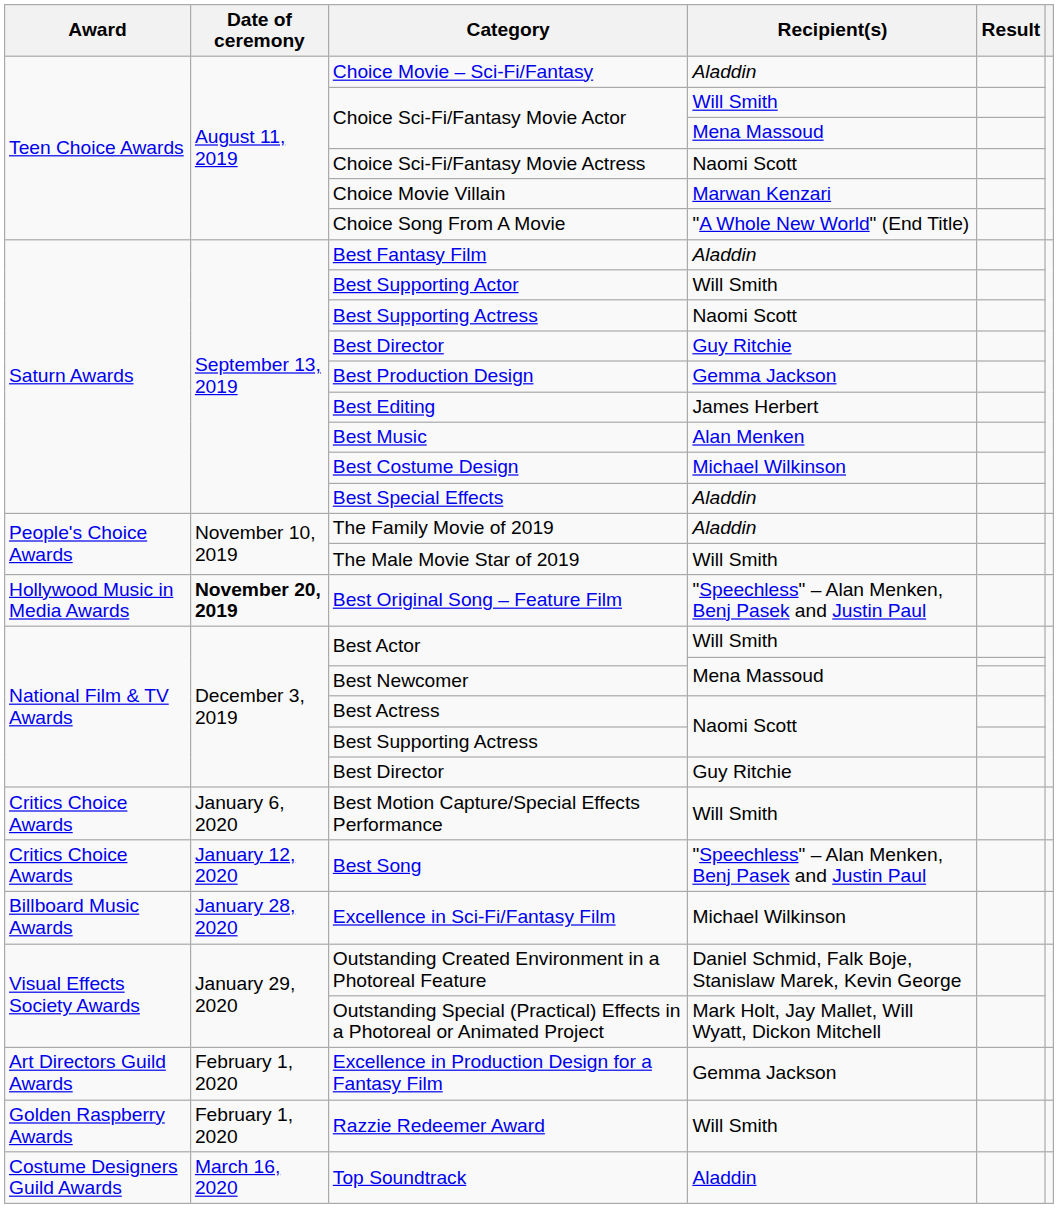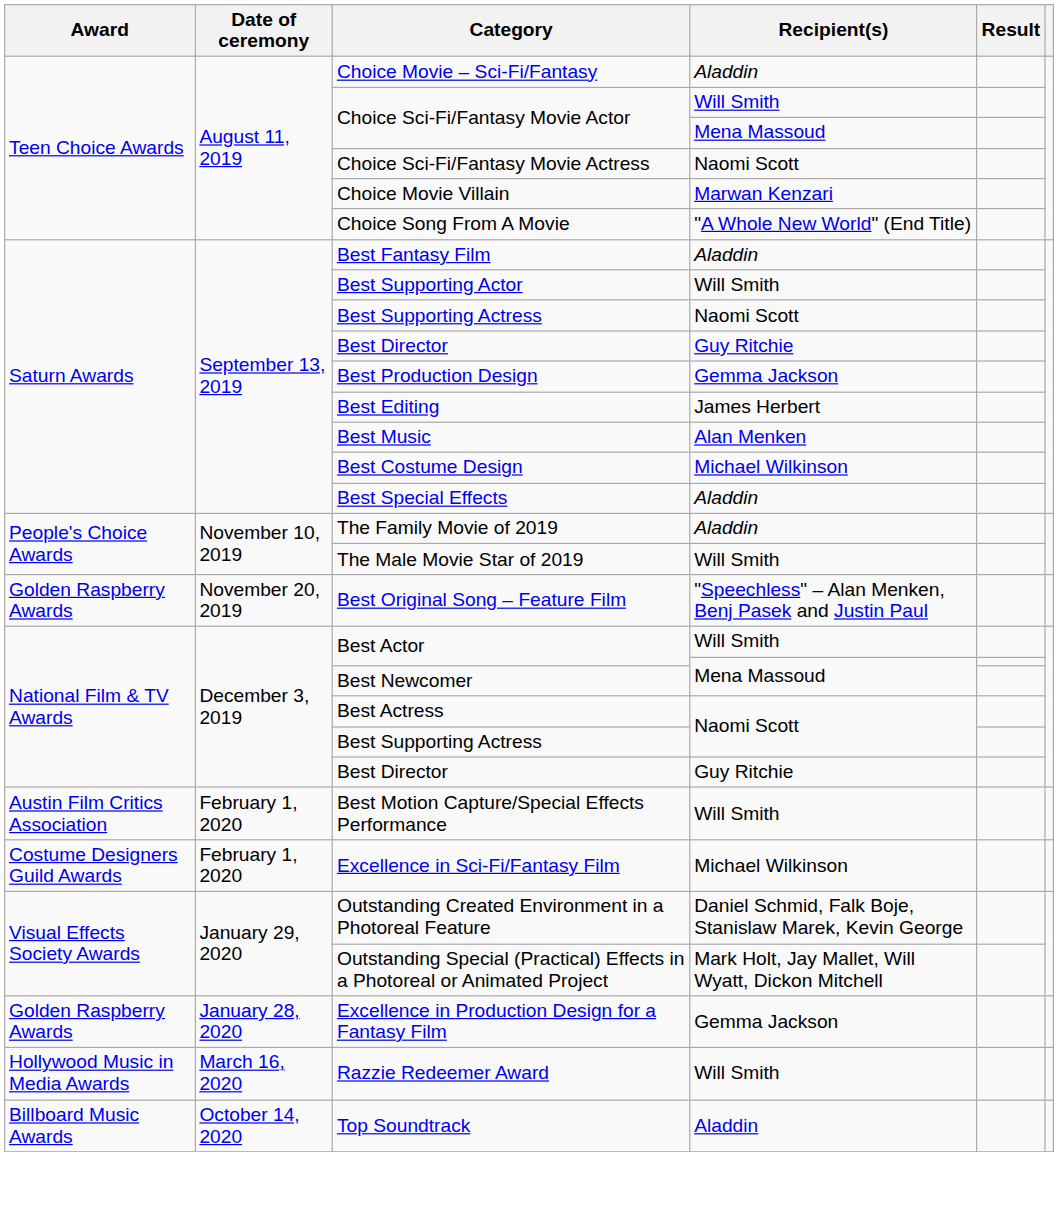(91, 600) Hollywood Music in Media Awards -> (87, 600) Golden Raspberry Awards
(258, 600) bold -> (260, 600) normal
(68, 813) Critics Choice Awards -> (86, 813) Austin Film Critics Association
(240, 813) January 6, 2020 -> (248, 813) February 1, 2020
- row: (377, 865)
(74, 917) Billboard Music Awards -> (93, 865) Costume Designers Guild Awards
(245, 917) January 28, 2020 -> (248, 865) February 1, 2020
(87, 1073) Art Directors Guild Awards -> (87, 1021) Golden Raspberry Awards
(244, 1073) February 1, 2020 -> (250, 1021) January 28, 2020
(87, 1125) Golden Raspberry Awards -> (91, 1073) Hollywood Music in Media Awards
(244, 1125) February 1, 2020 -> (242, 1073) March 16, 2020
(93, 1177) Costume Designers Guild Awards -> (74, 1125) Billboard Music Awards
(238, 1177) March 16, 2020 -> (250, 1125) October 14, 2020
